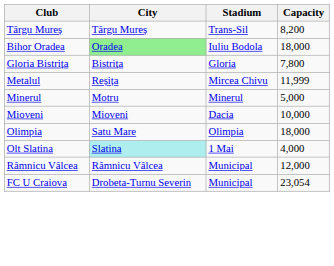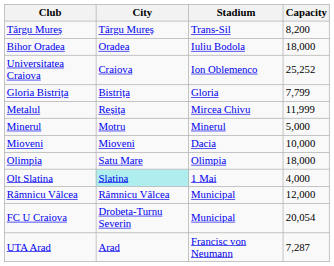(107, 47) lightgreen background -> (114, 47) no background
+ row: (35, 70)
(292, 64) 7,800 -> (298, 93) 7,799
(295, 183) 23,054 -> (301, 218) 20,054
+ row: (29, 247)
